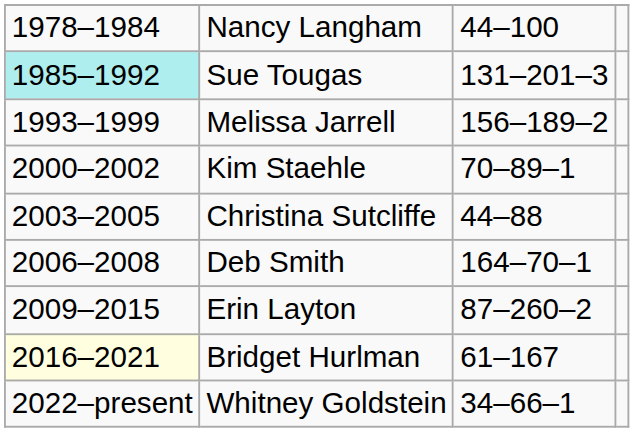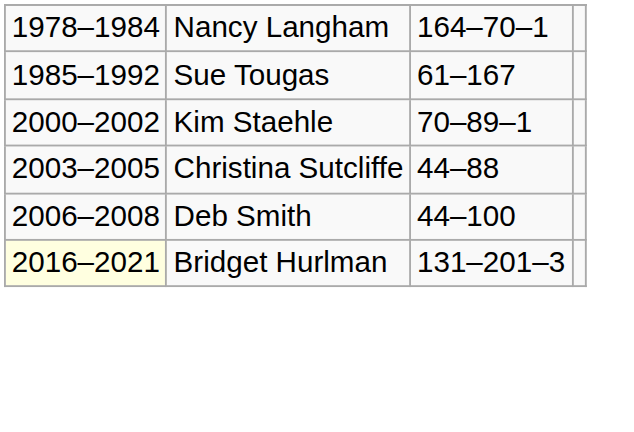(510, 27) 44–100 -> (483, 27) 164–70–1
(86, 74) paleturquoise background -> (86, 74) no background
(534, 74) 131–201–3 -> (466, 74) 61–167
- row: (301, 121)
(526, 262) 164–70–1 -> (466, 215) 44–100
- row: (281, 309)
(510, 356) 61–167 -> (491, 262) 131–201–3
- row: (327, 403)
